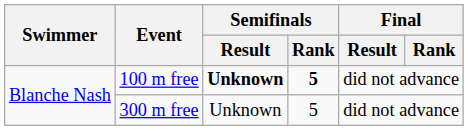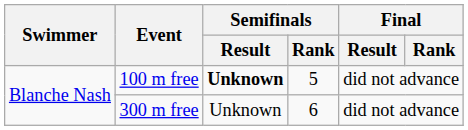(313, 80) bold -> (313, 80) normal
(313, 110) 5 -> (313, 110) 6
